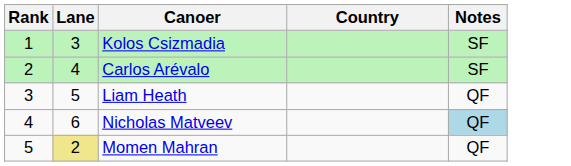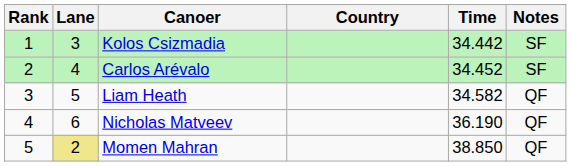+ column: (477, 17)
(478, 122) lightblue background -> (536, 122) no background
